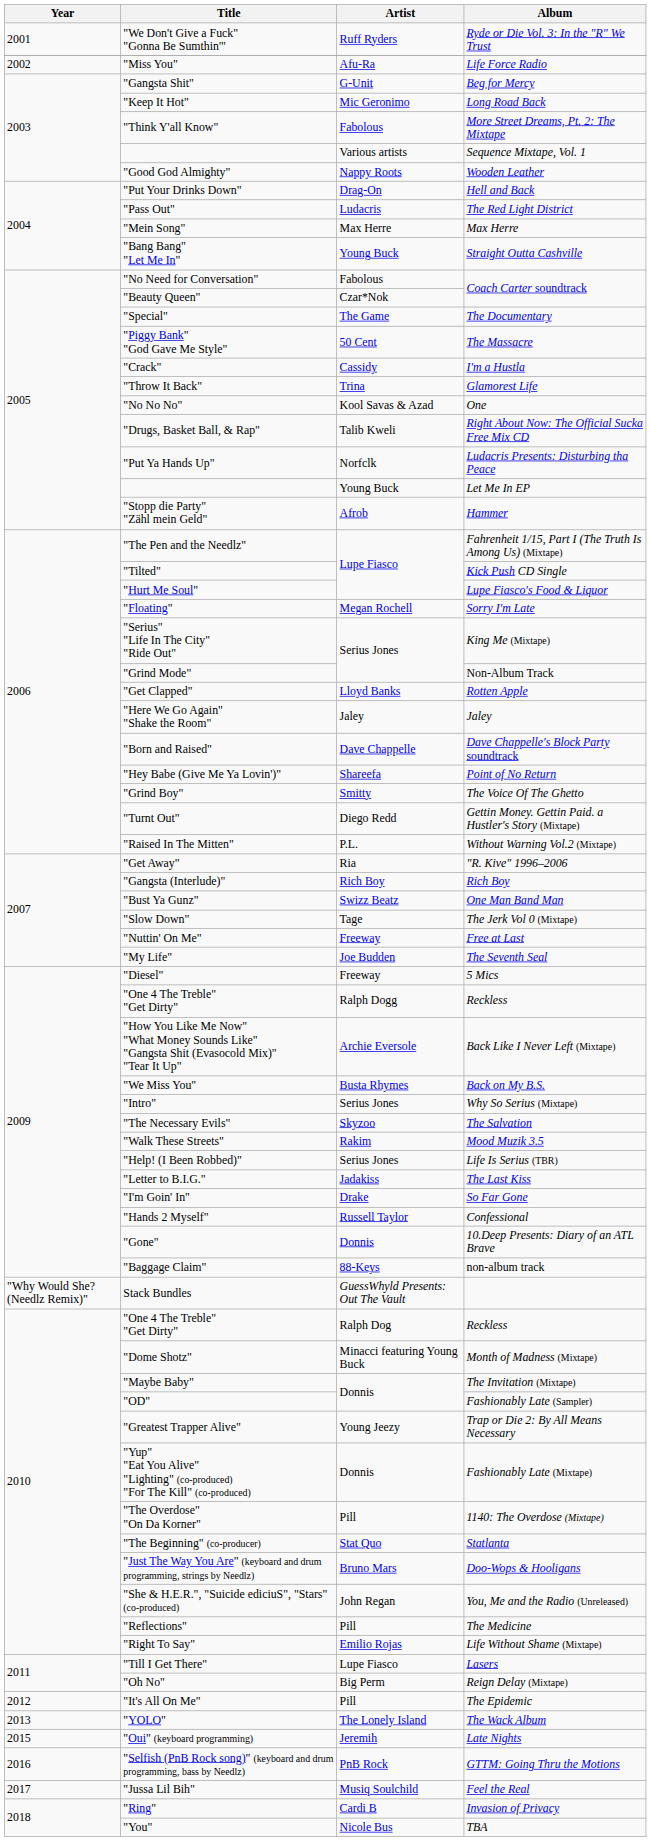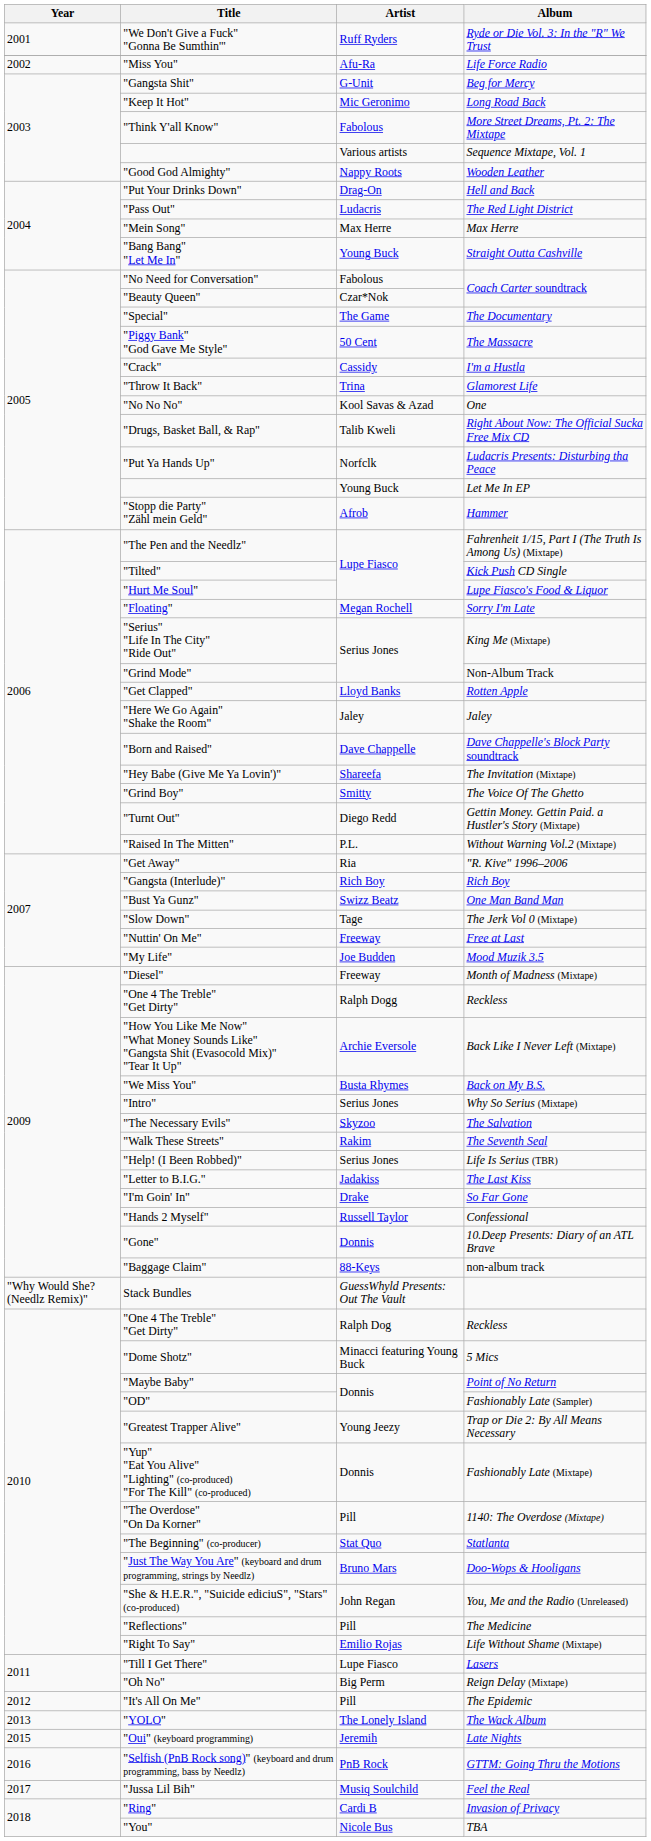(511, 774) Point of No Return -> (521, 774) The Invitation (Mixtape)
(507, 956) The Seventh Seal -> (505, 956) Mood Muzik 3.5
(482, 975) 5 Mics -> (532, 975) Month of Madness (Mixtape)
(505, 1141) Mood Muzik 3.5 -> (507, 1141) The Seventh Seal
(532, 1357) Month of Madness (Mixtape) -> (482, 1357) 5 Mics
(521, 1382) The Invitation (Mixtape) -> (511, 1382) Point of No Return
